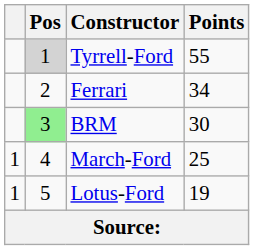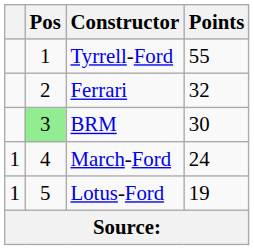(45, 56) lightgrey background -> (45, 56) no background
(199, 90) 34 -> (199, 90) 32
(199, 159) 25 -> (199, 159) 24
